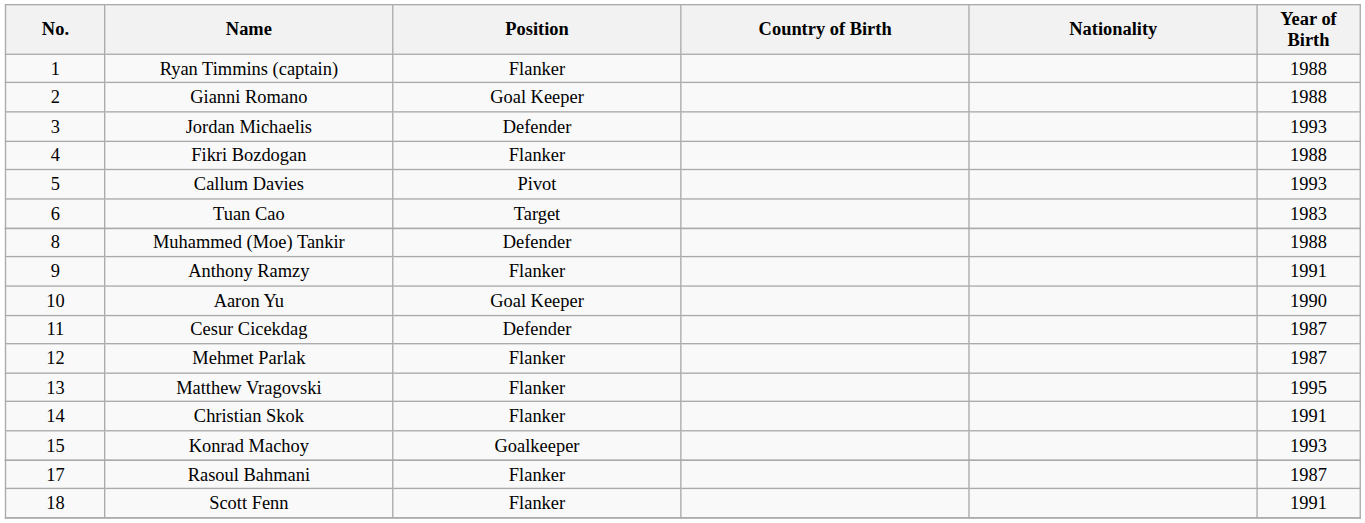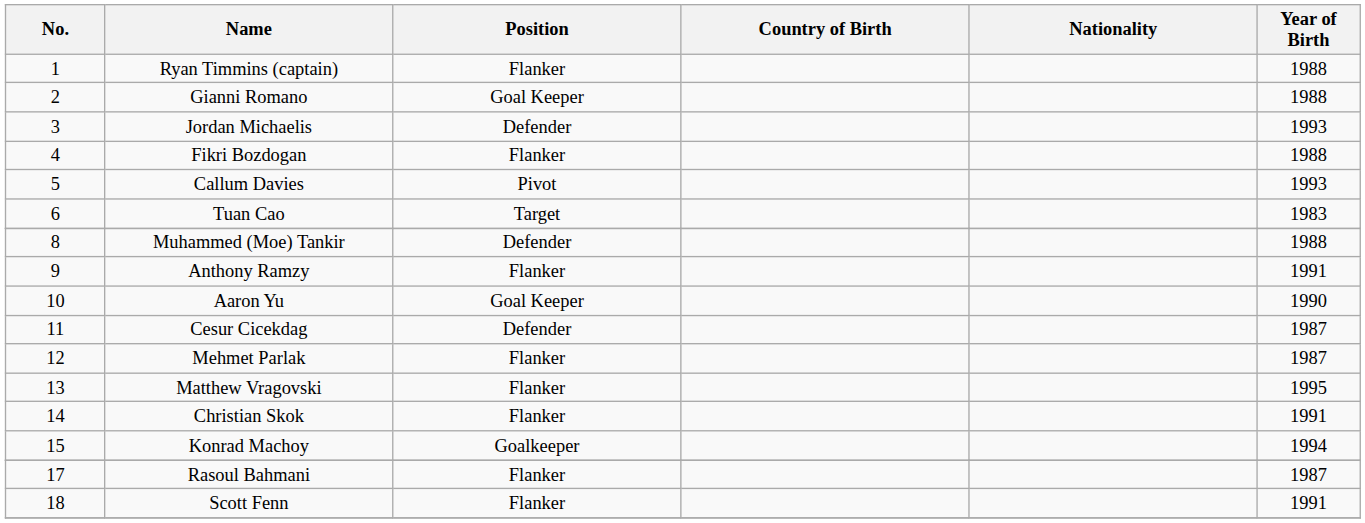(1309, 445) 1993 -> (1309, 445) 1994
